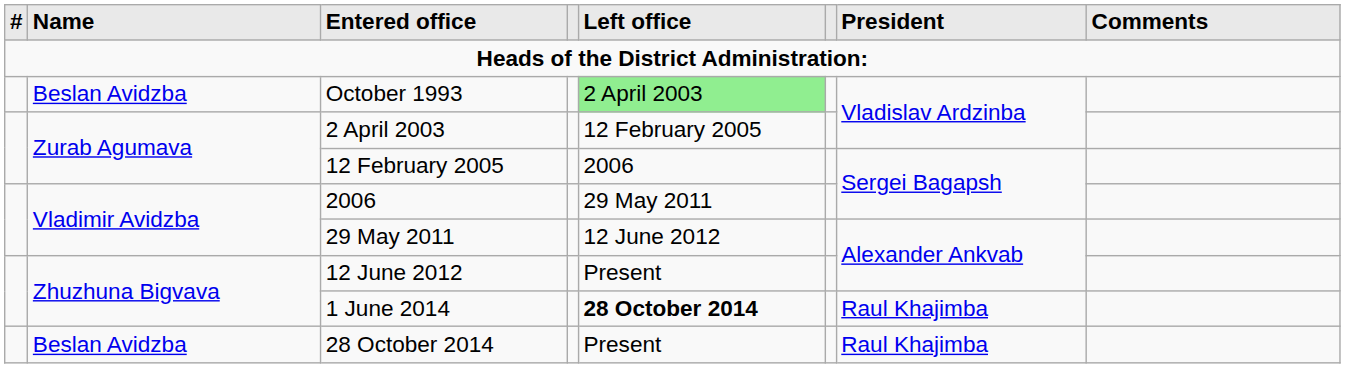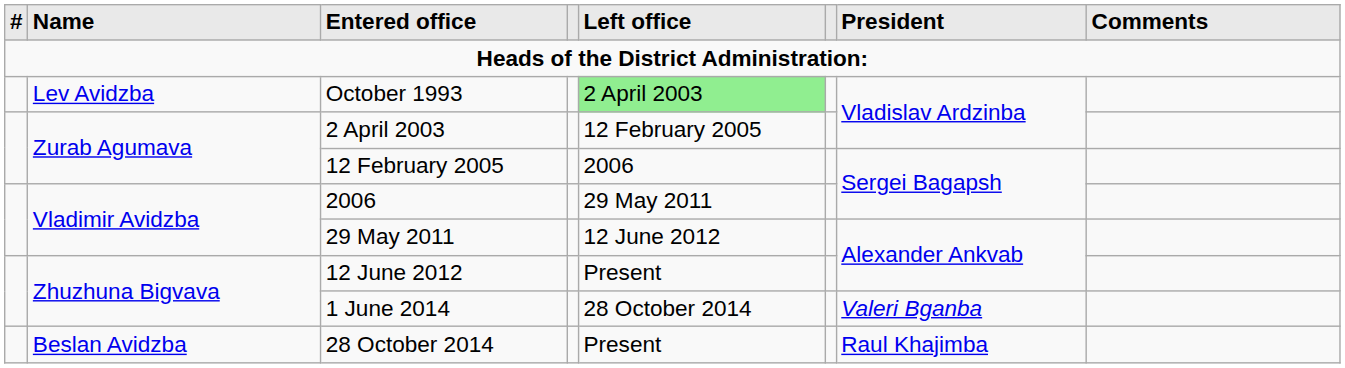(110, 93) Beslan Avidzba -> (93, 93) Lev Avidzba
(671, 308) bold -> (668, 308) normal
(915, 308) Raul Khajimba -> (912, 308) Valeri Bganba
